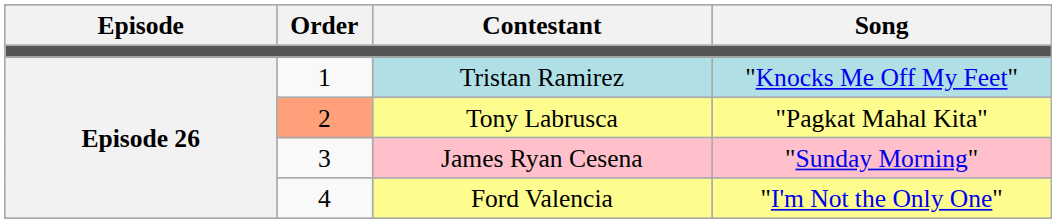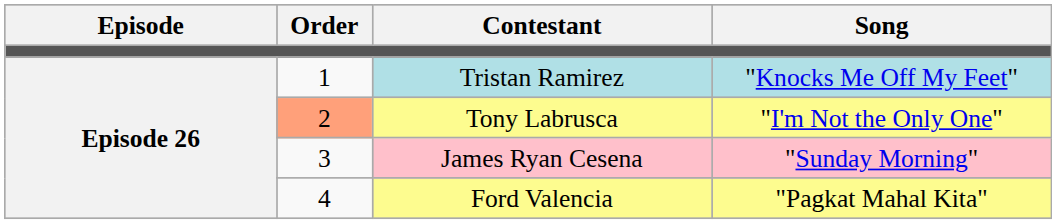(882, 118) "Pagkat Mahal Kita" -> (882, 118) "I'm Not the Only One"
(882, 199) "I'm Not the Only One" -> (882, 199) "Pagkat Mahal Kita"
